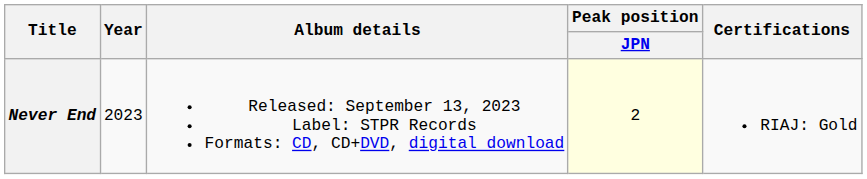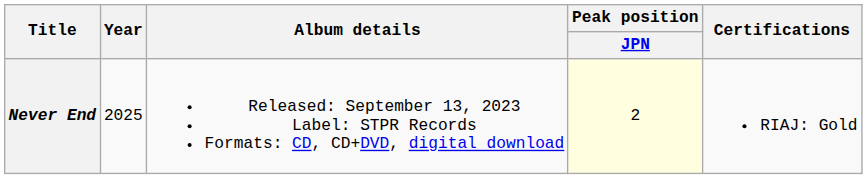(123, 116) 2023 -> (123, 116) 2025
